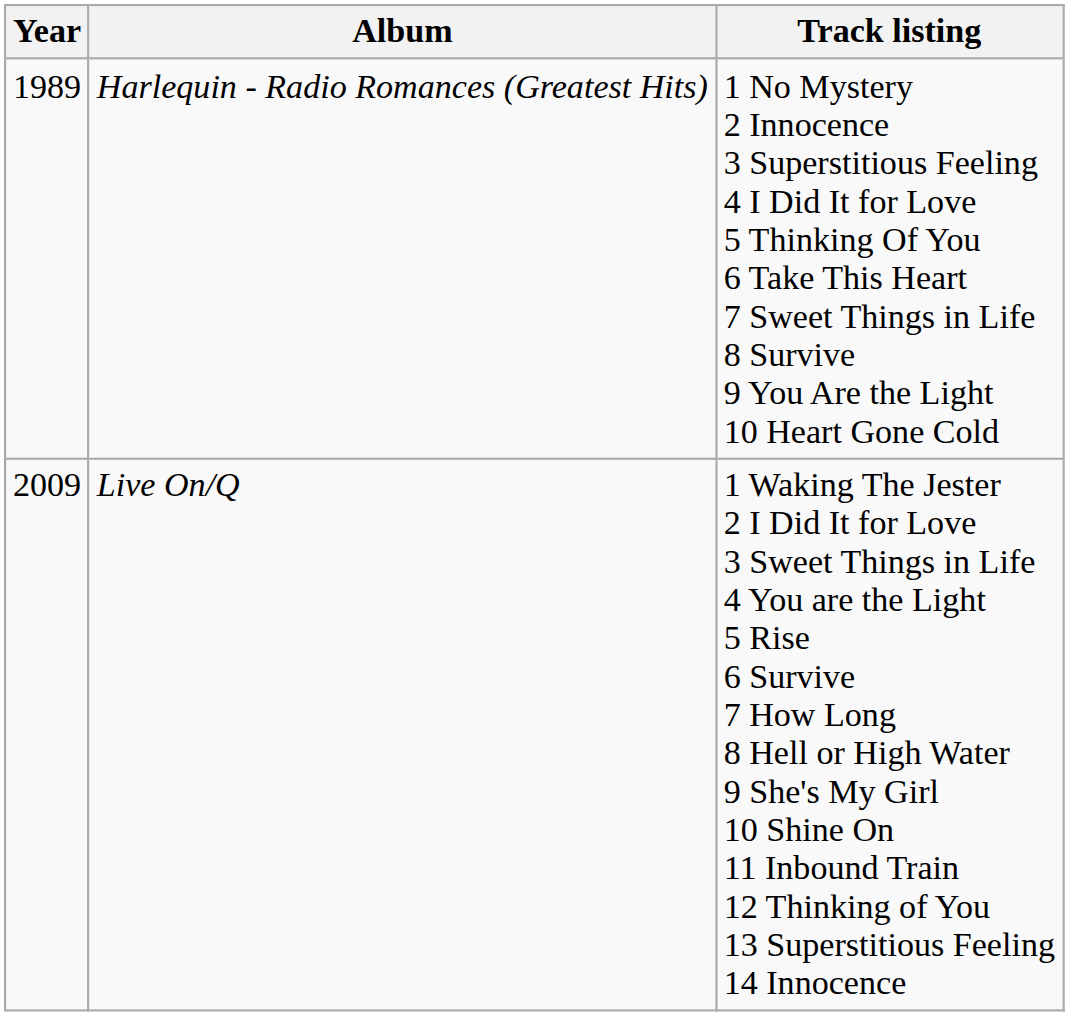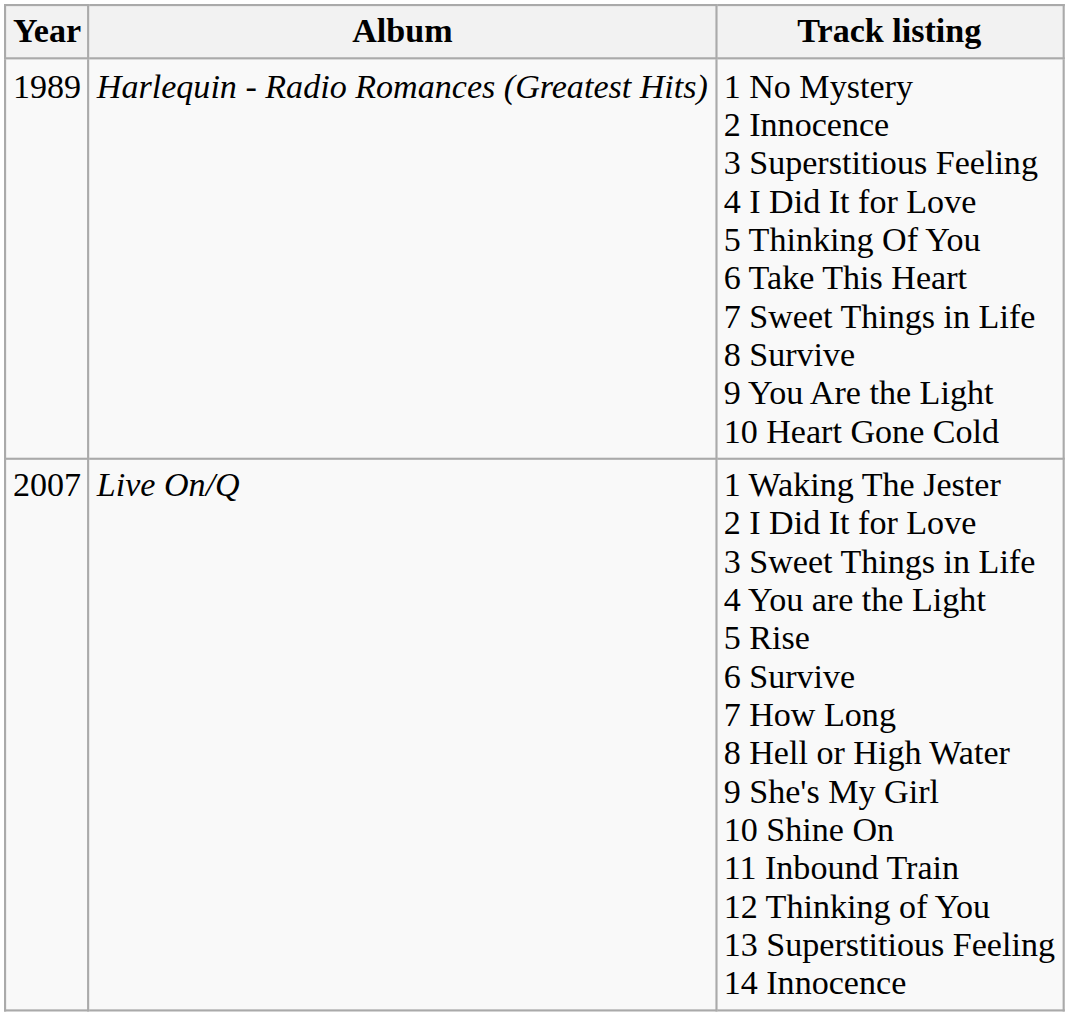(47, 484) 2009 -> (47, 484) 2007
